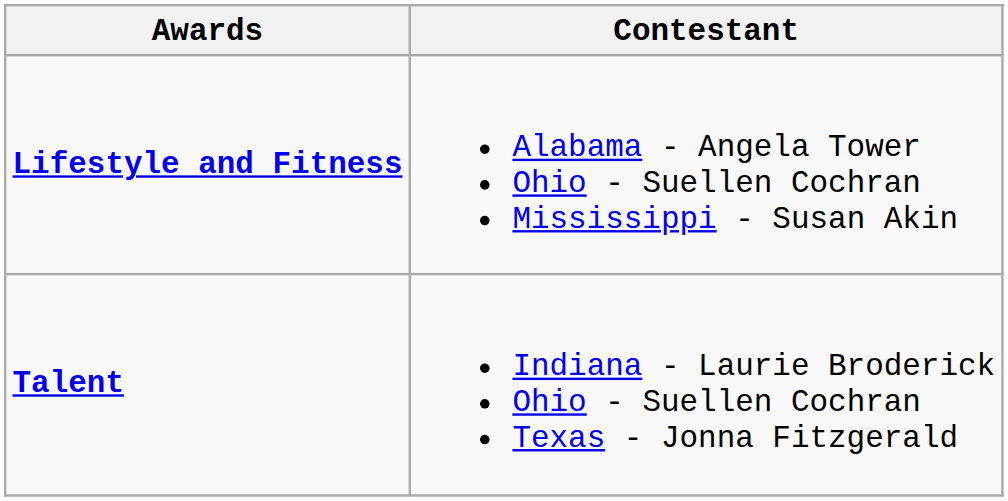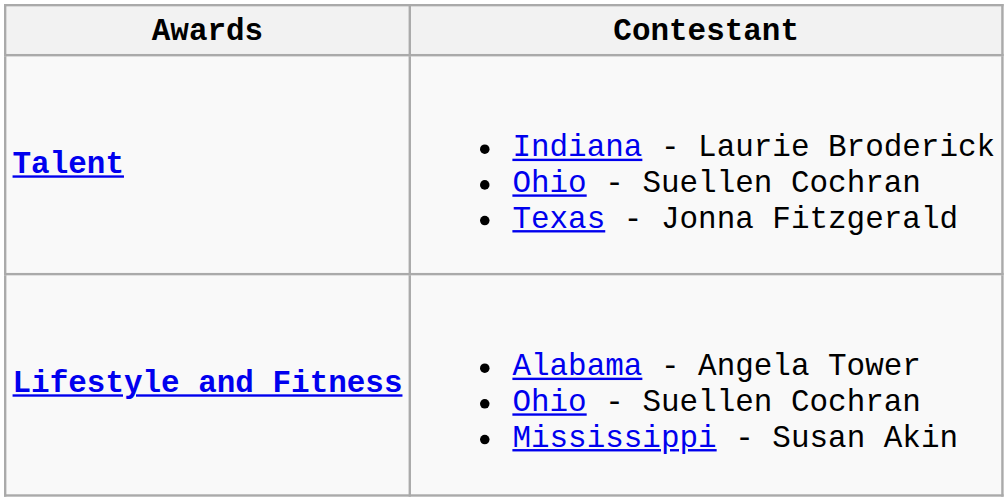rows swapped: (208, 165) <-> (68, 385)
